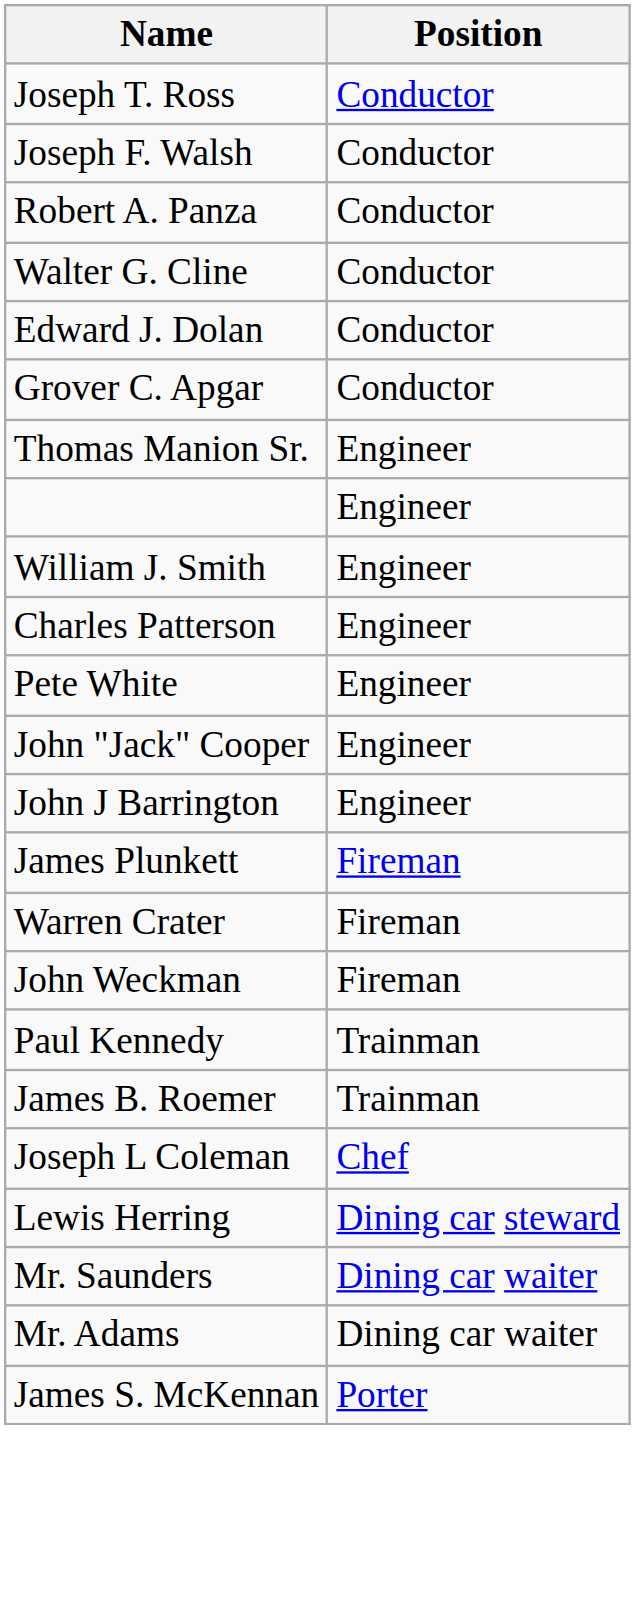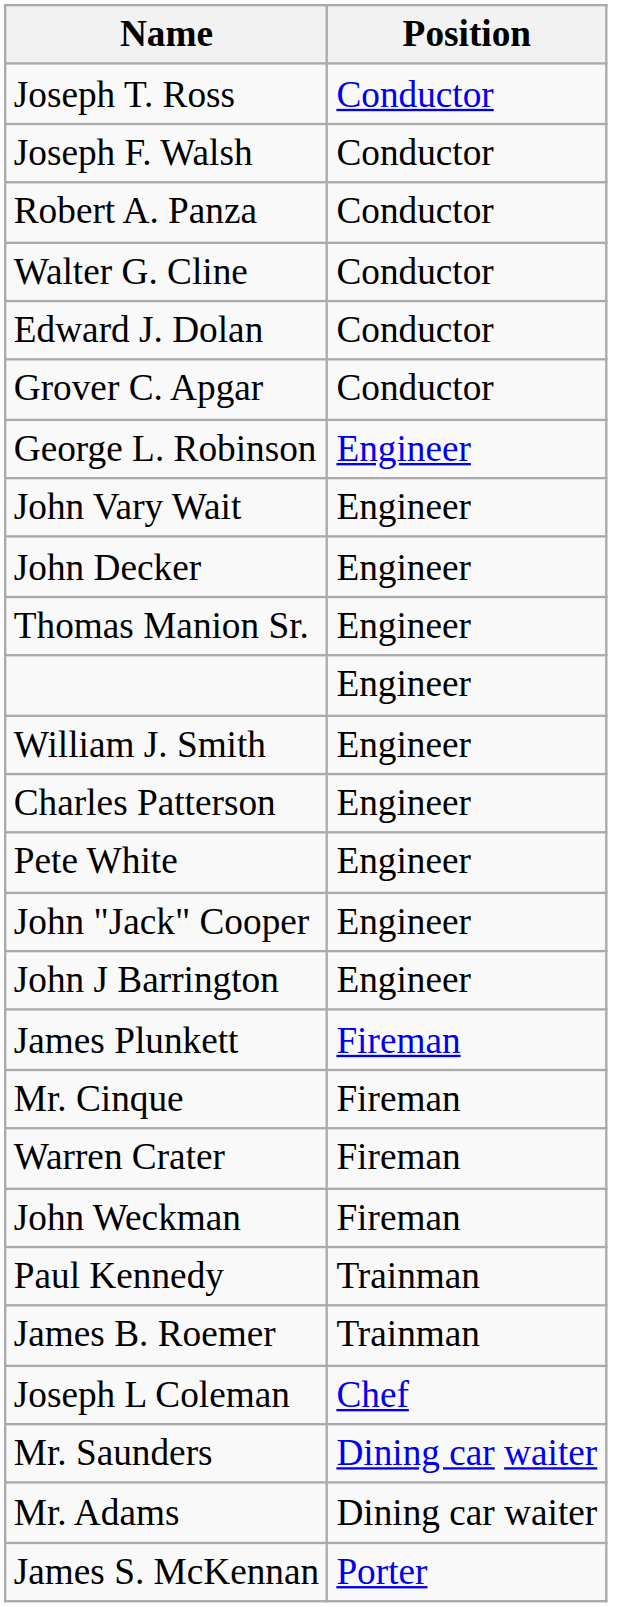+ row: (165, 447)
+ row: (128, 507)
+ row: (107, 566)
+ row: (99, 1098)
- row: (122, 1216)
